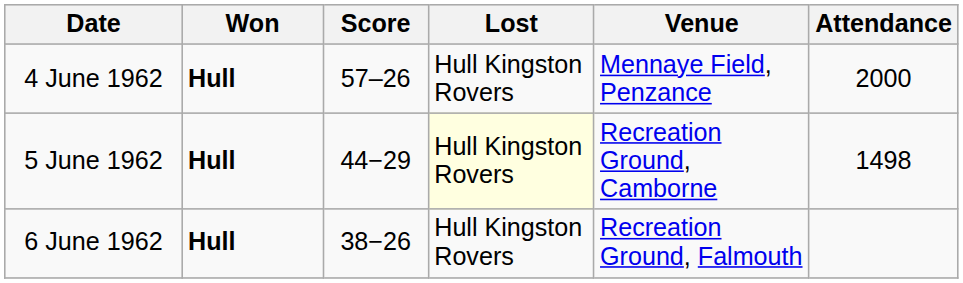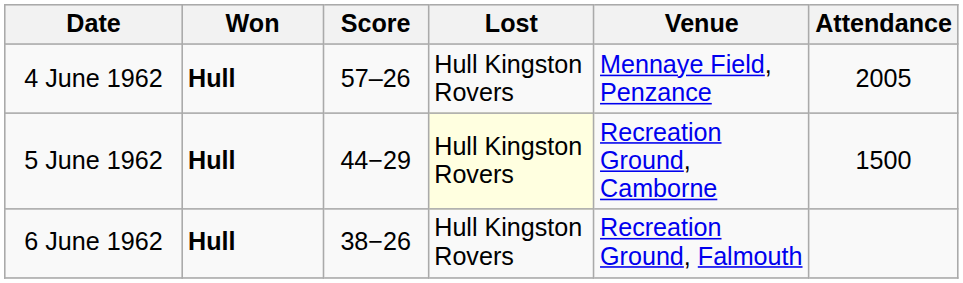(884, 78) 2000 -> (884, 78) 2005
(884, 160) 1498 -> (884, 160) 1500
